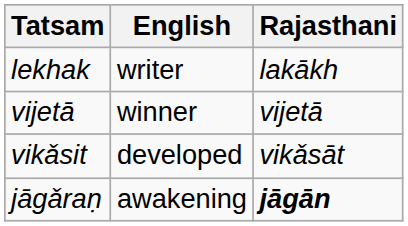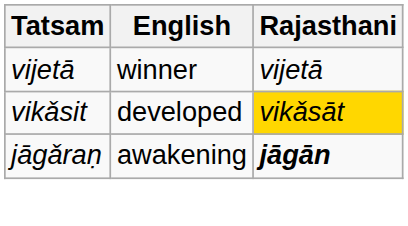- row: (50, 69)
(302, 155) no background -> (302, 112) gold background
